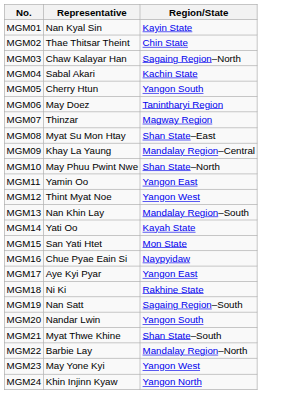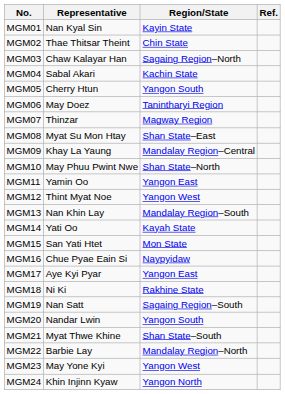+ column: (269, 12)
